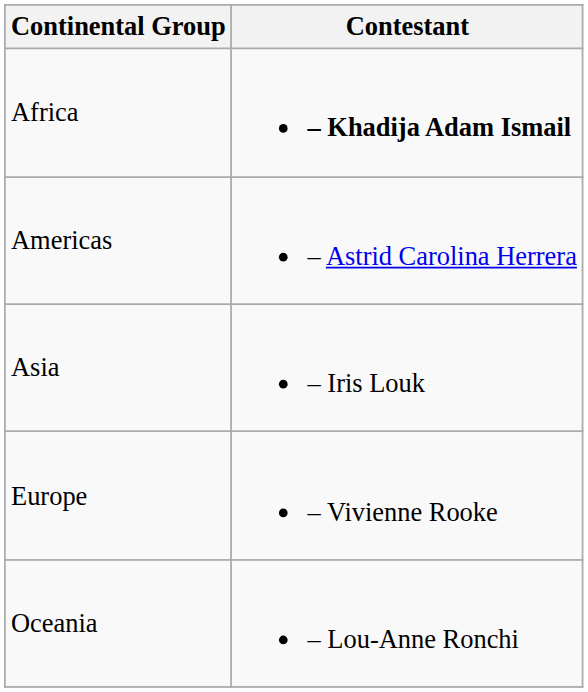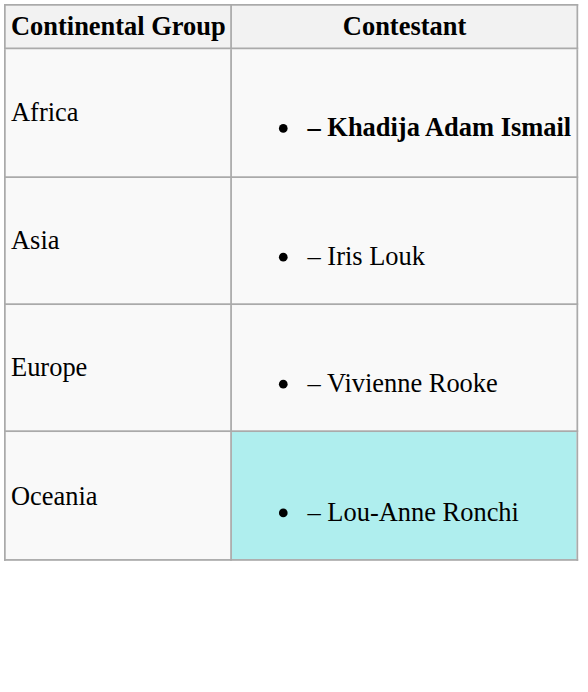- row: (62, 239)
(407, 639) no background -> (405, 512) paleturquoise background
